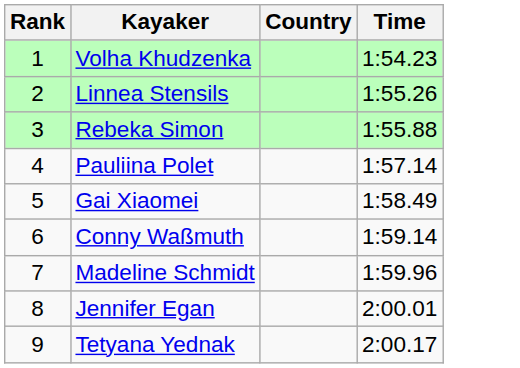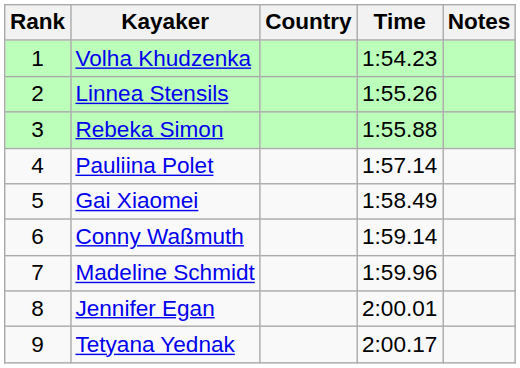+ column: (479, 22)
